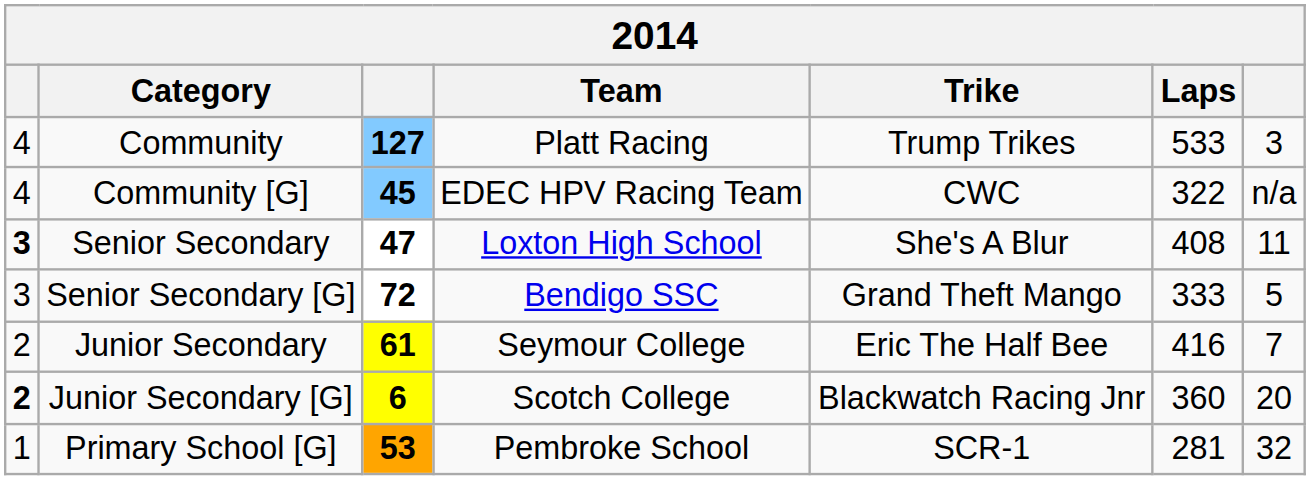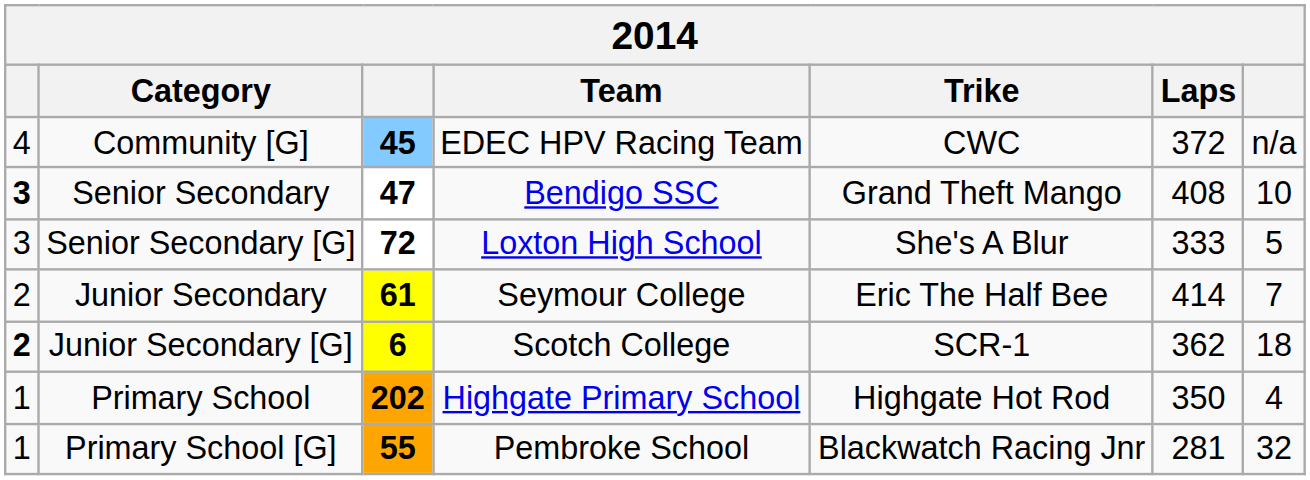- row: (201, 142)
(1198, 193) 322 -> (1198, 142) 372
(621, 244) Loxton High School -> (621, 193) Bendigo SSC
(982, 244) She's A Blur -> (982, 193) Grand Theft Mango
(1274, 244) 11 -> (1274, 193) 10
(621, 295) Bendigo SSC -> (621, 244) Loxton High School
(982, 295) Grand Theft Mango -> (982, 244) She's A Blur
(1198, 346) 416 -> (1198, 295) 414
(982, 397) Blackwatch Racing Jnr -> (982, 346) SCR-1
(1198, 397) 360 -> (1198, 346) 362
(1274, 397) 20 -> (1274, 346) 18
+ row: (201, 397)
(398, 448) 53 -> (398, 448) 55
(982, 448) SCR-1 -> (982, 448) Blackwatch Racing Jnr
